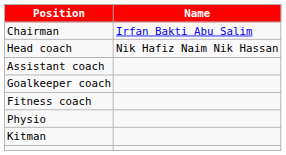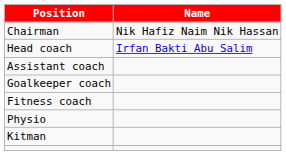(184, 31) Irfan Bakti Abu Salim -> (197, 31) Nik Hafiz Naim Nik Hassan
(197, 48) Nik Hafiz Naim Nik Hassan -> (184, 48) Irfan Bakti Abu Salim
